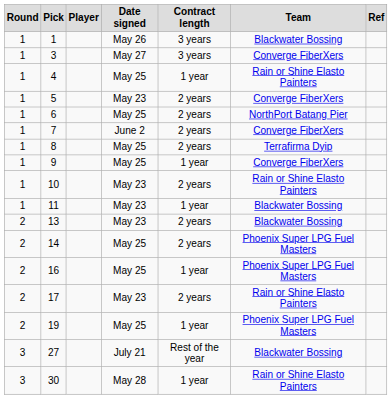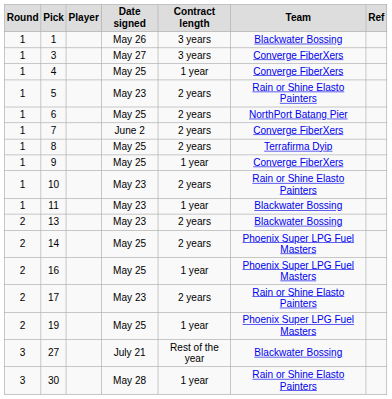(298, 77) Rain or Shine Elasto Painters -> (298, 71) Converge FiberXers
(298, 99) Converge FiberXers -> (298, 93) Rain or Shine Elasto Painters
